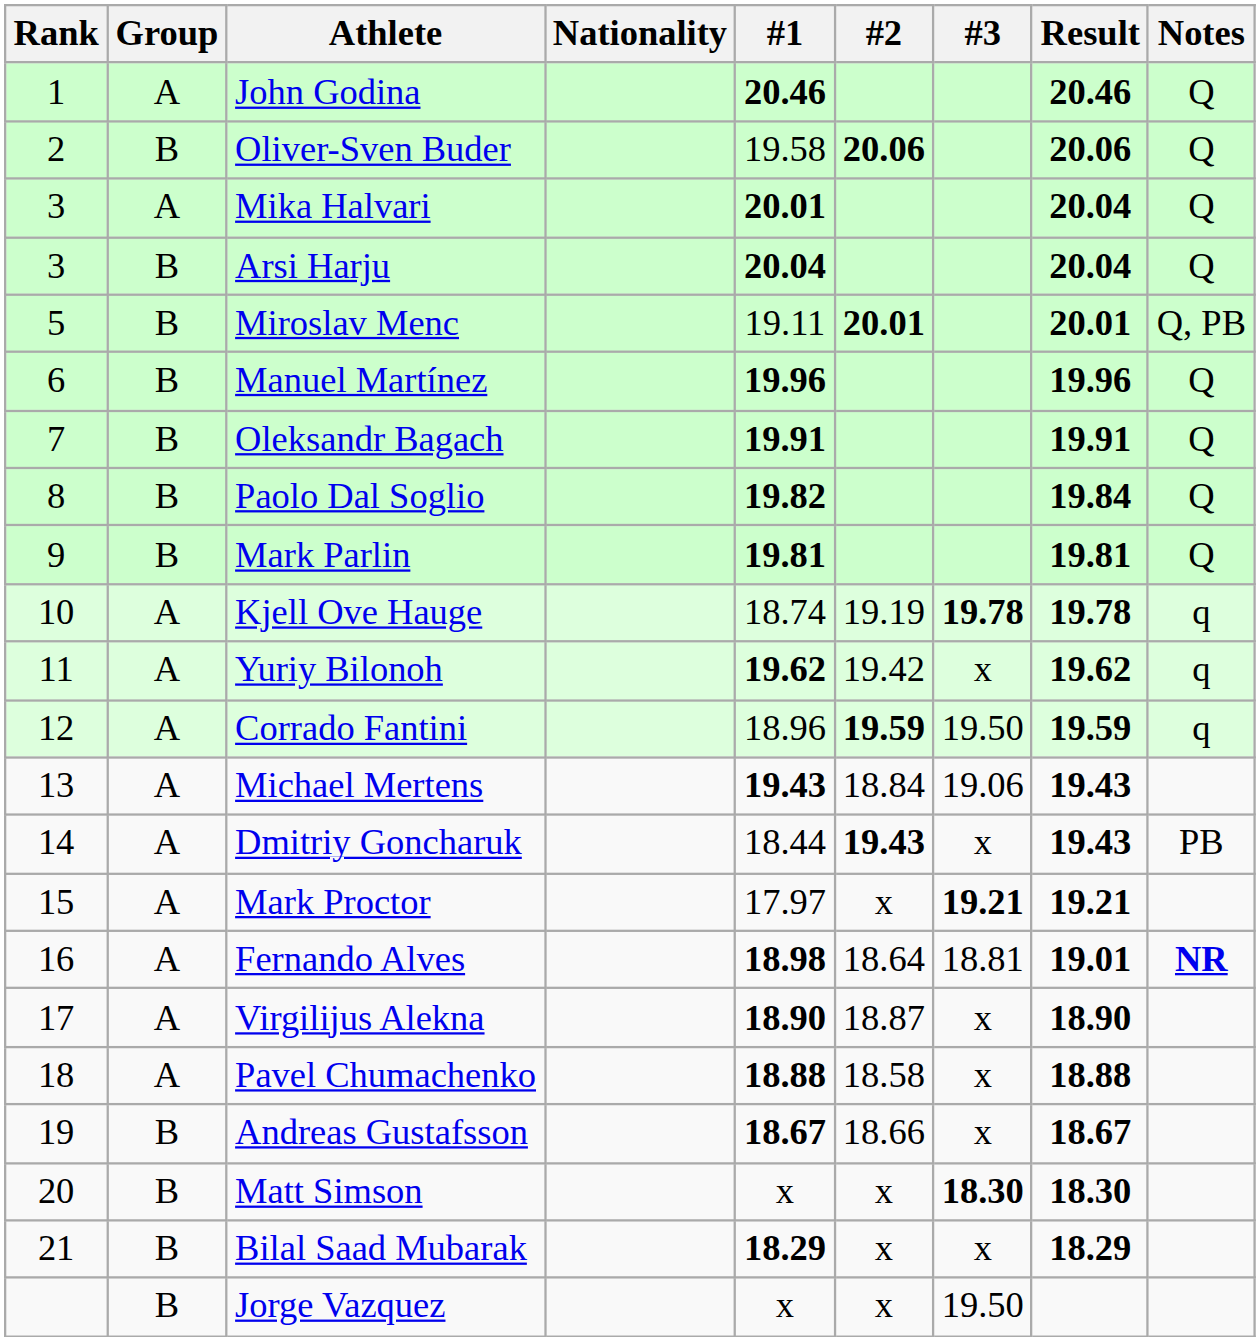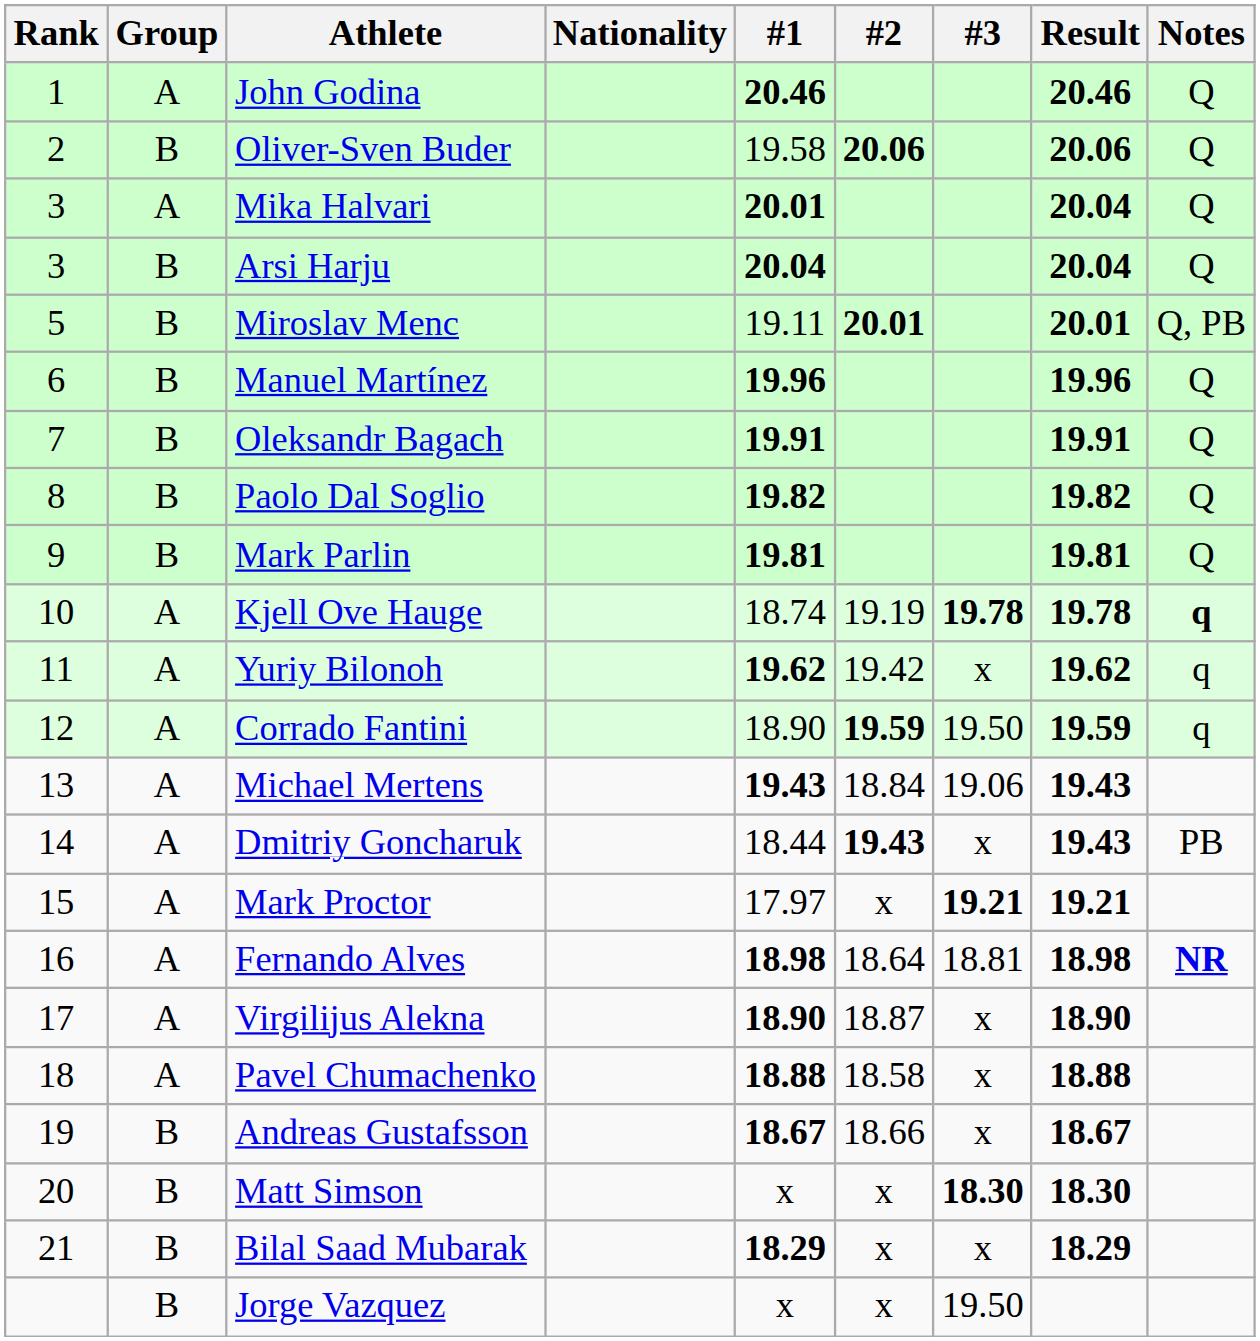(1090, 496) 19.84 -> (1090, 496) 19.82
(1201, 611) normal -> (1201, 611) bold
(785, 727) 18.96 -> (785, 727) 18.90
(1090, 959) 19.01 -> (1090, 959) 18.98
